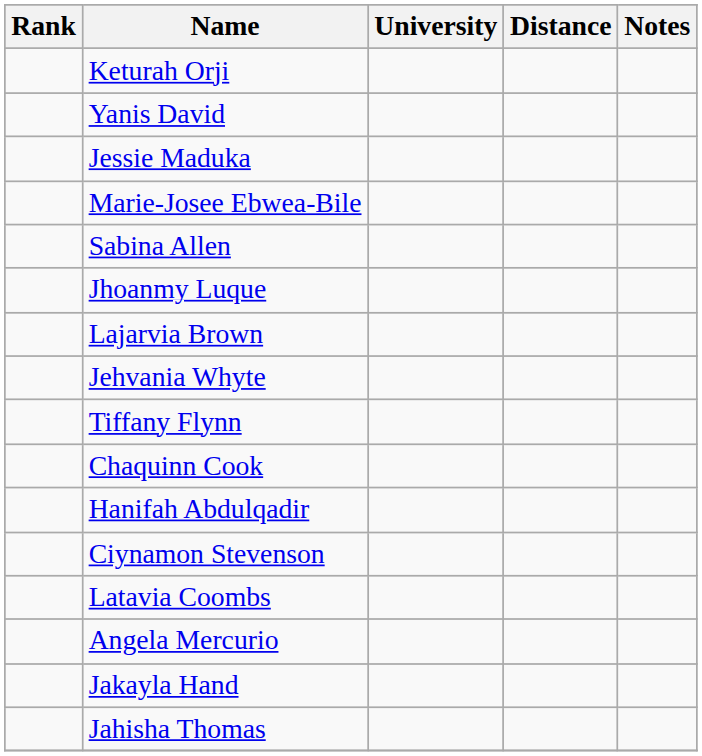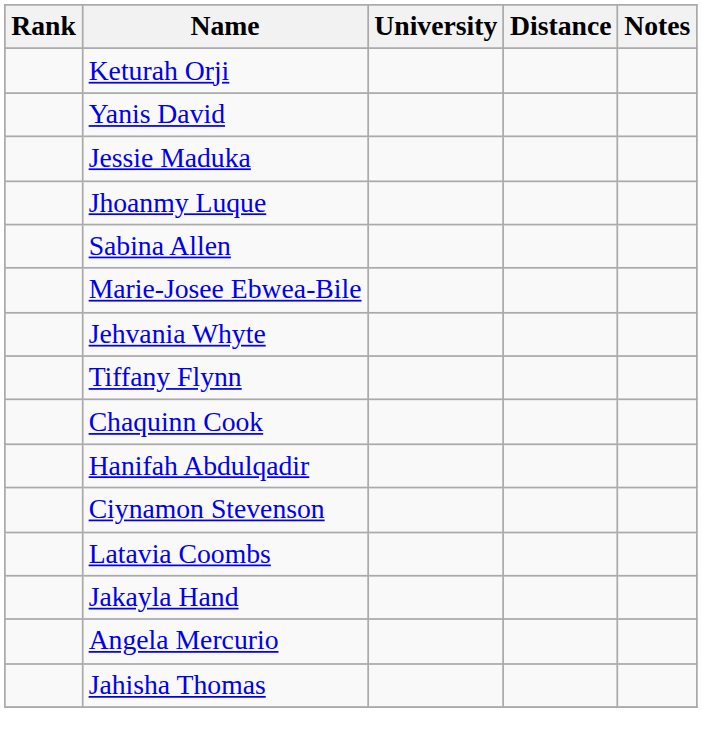rows swapped: (177, 289) <-> (225, 202)
- row: (176, 333)
rows swapped: (164, 684) <-> (184, 641)
